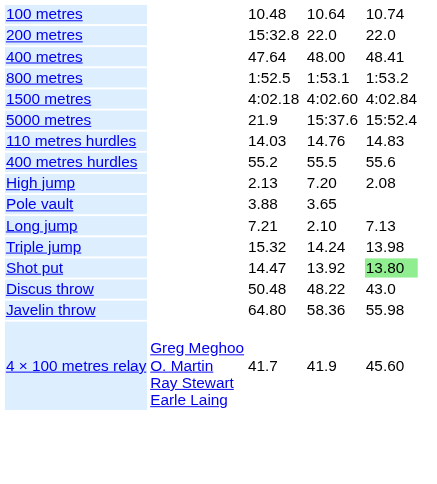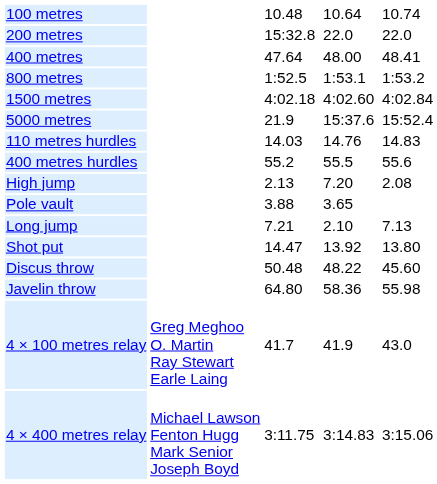- row: (44, 246)
(385, 267) lightgreen background -> (401, 246) no background
(381, 289) 43.0 -> (401, 267) 45.60
(385, 365) 45.60 -> (397, 344) 43.0
+ row: (76, 435)
